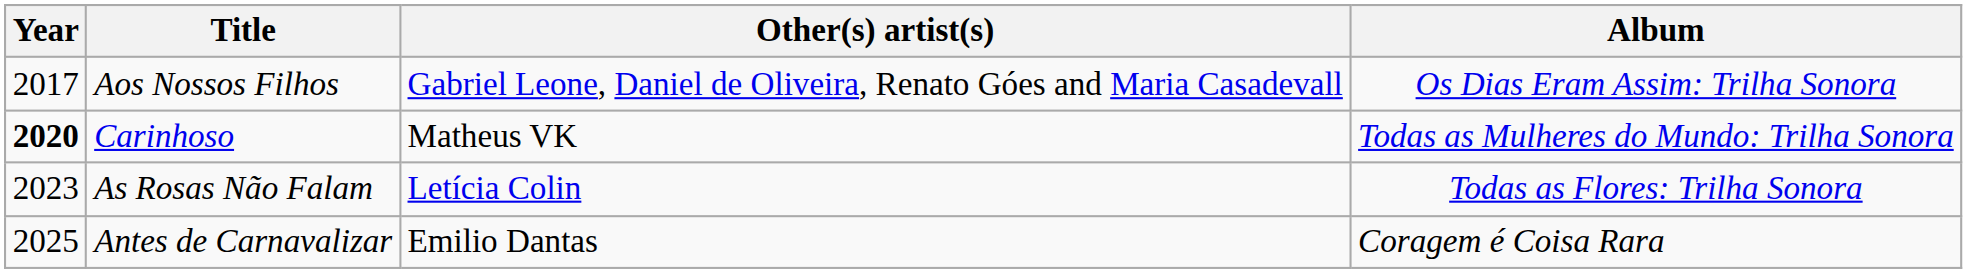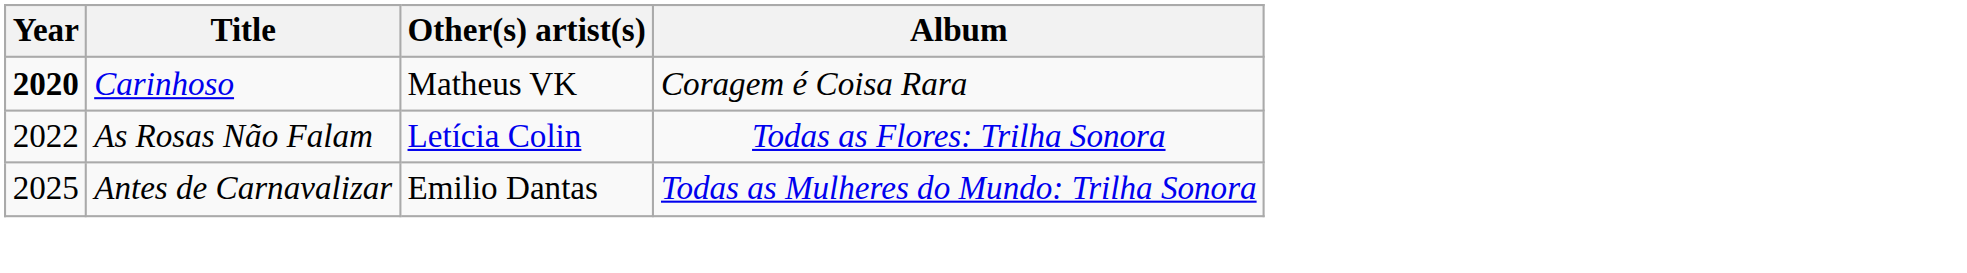- row: (217, 83)
(1656, 135) Todas as Mulheres do Mundo: Trilha Sonora -> (814, 83) Coragem é Coisa Rara
(46, 188) 2023 -> (46, 135) 2022
(1511, 240) Coragem é Coisa Rara -> (959, 188) Todas as Mulheres do Mundo: Trilha Sonora
